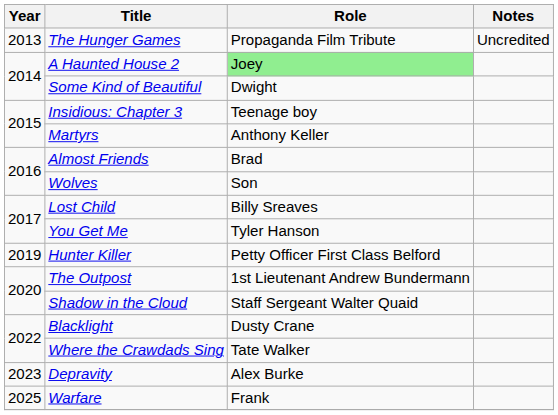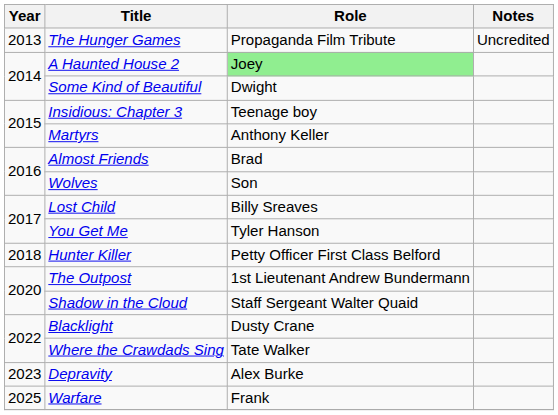(25, 254) 2019 -> (25, 254) 2018
